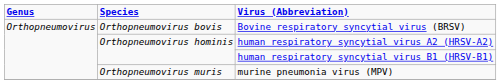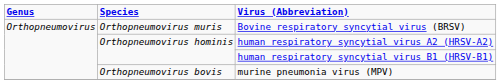(161, 27) Orthopneumovirus bovis -> (161, 27) Orthopneumovirus muris
(161, 72) Orthopneumovirus muris -> (161, 72) Orthopneumovirus bovis
